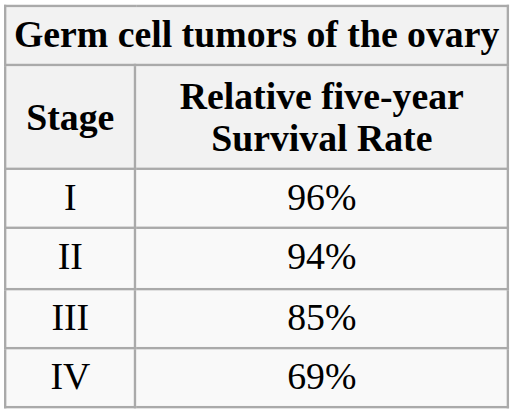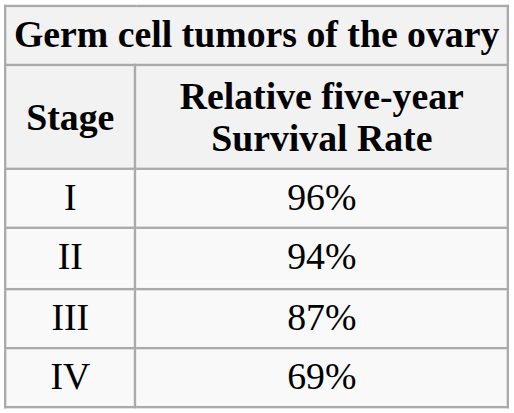(322, 317) 85% -> (322, 317) 87%
